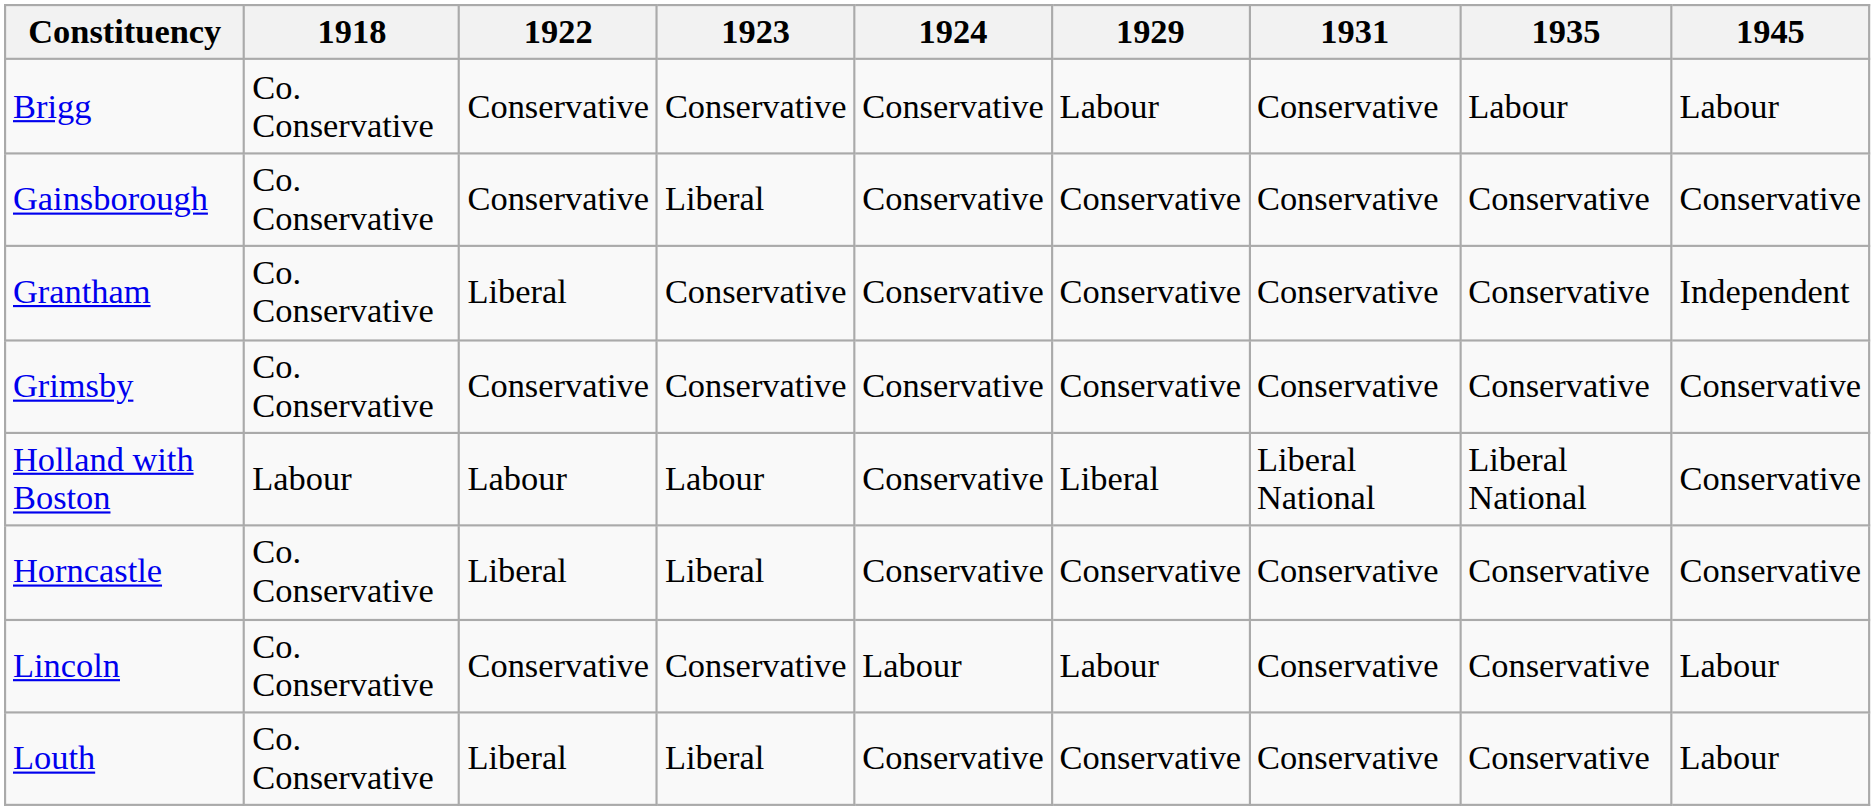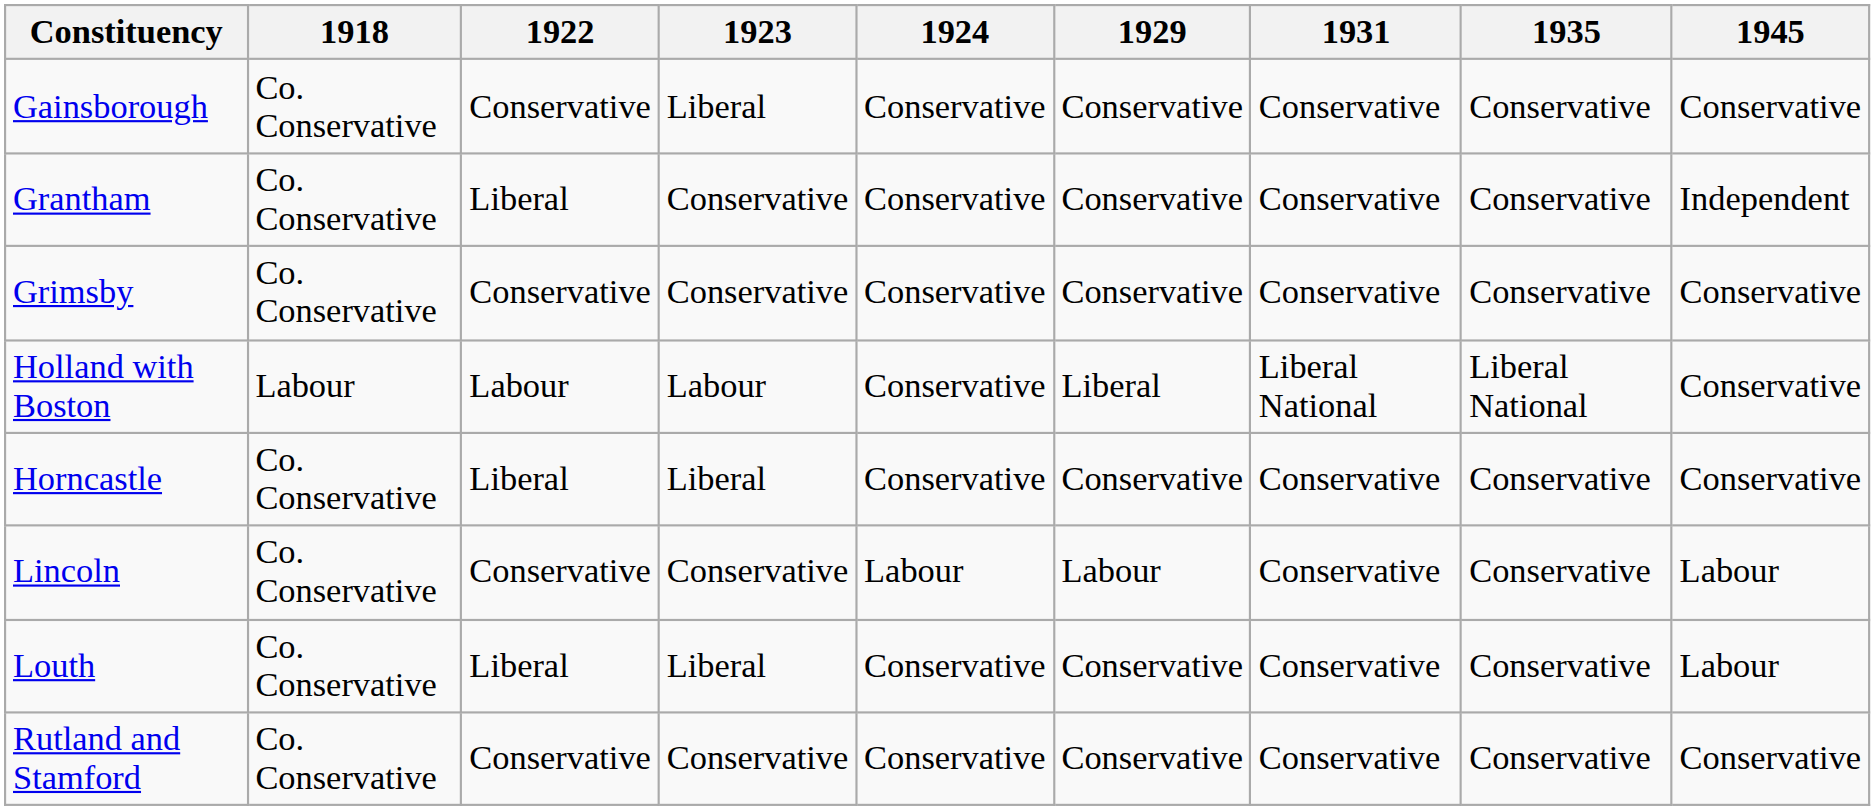- row: (52, 105)
+ row: (97, 758)
